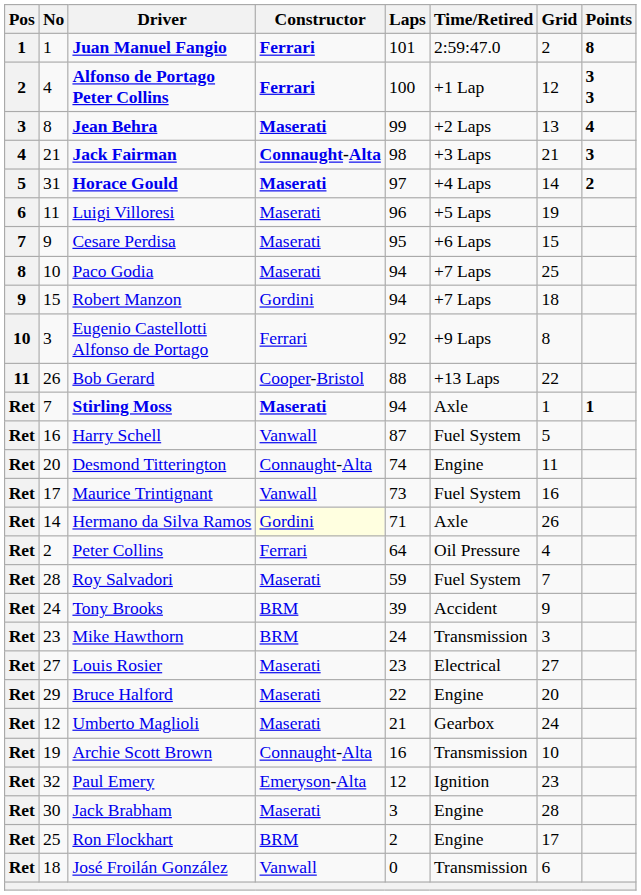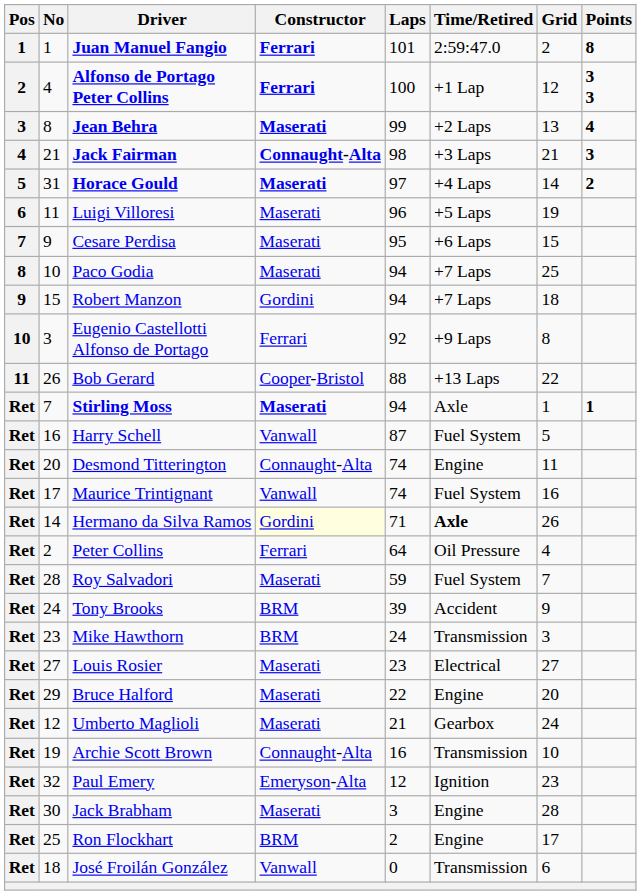(398, 492) 73 -> (398, 492) 74
(451, 521) normal -> (451, 521) bold
